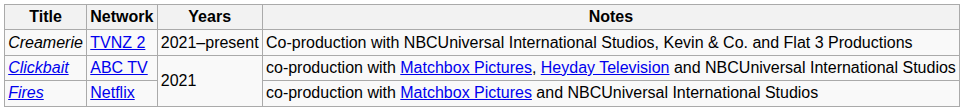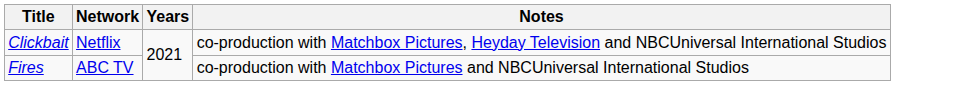- row: (46, 42)
(119, 67) ABC TV -> (98, 42) Netflix
(112, 93) Netflix -> (105, 67) ABC TV
